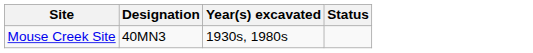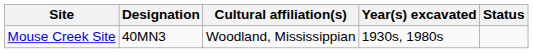+ column: (281, 15)
